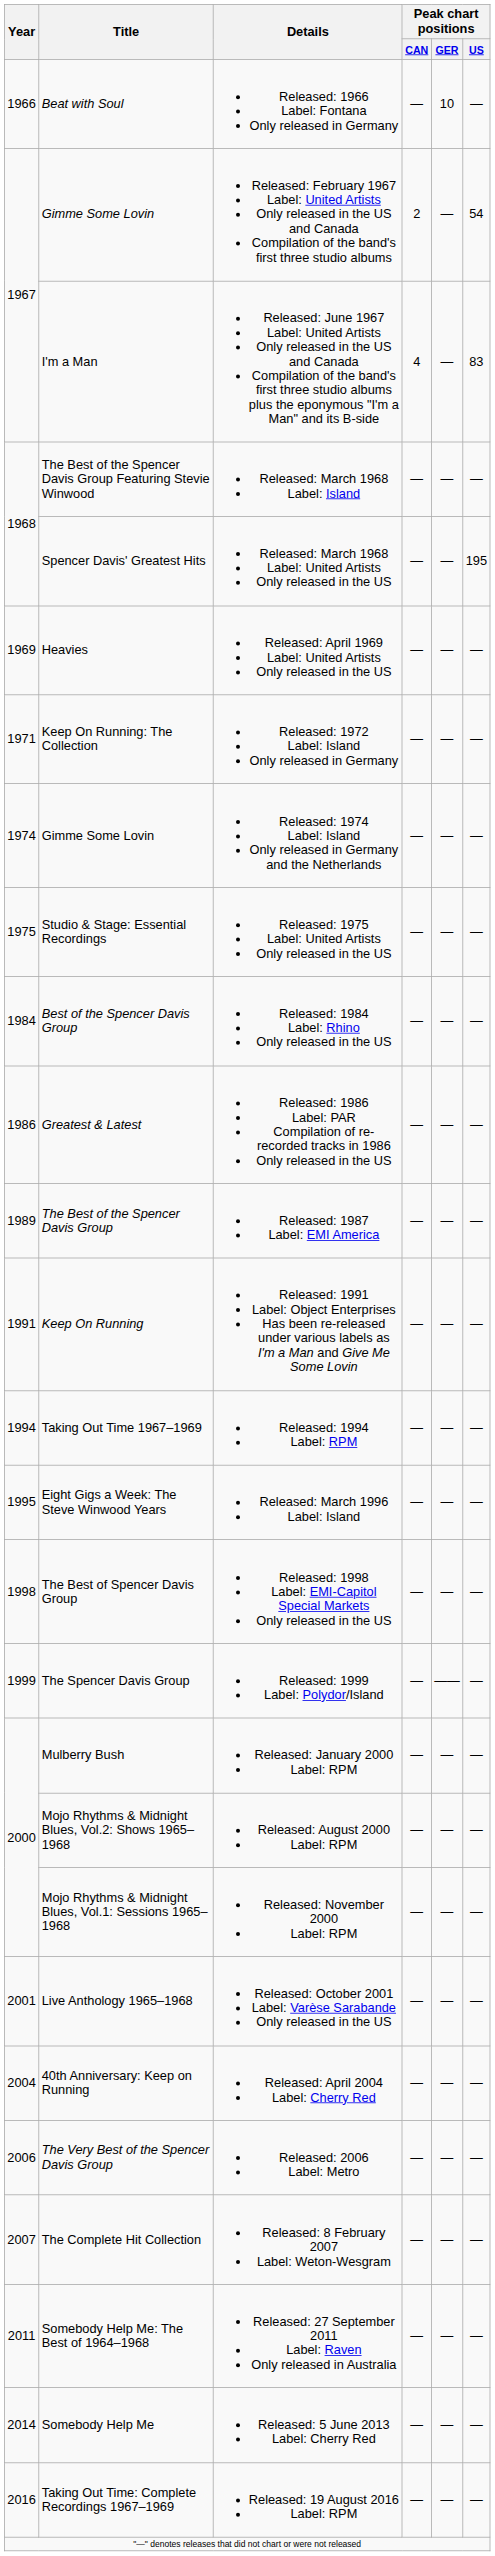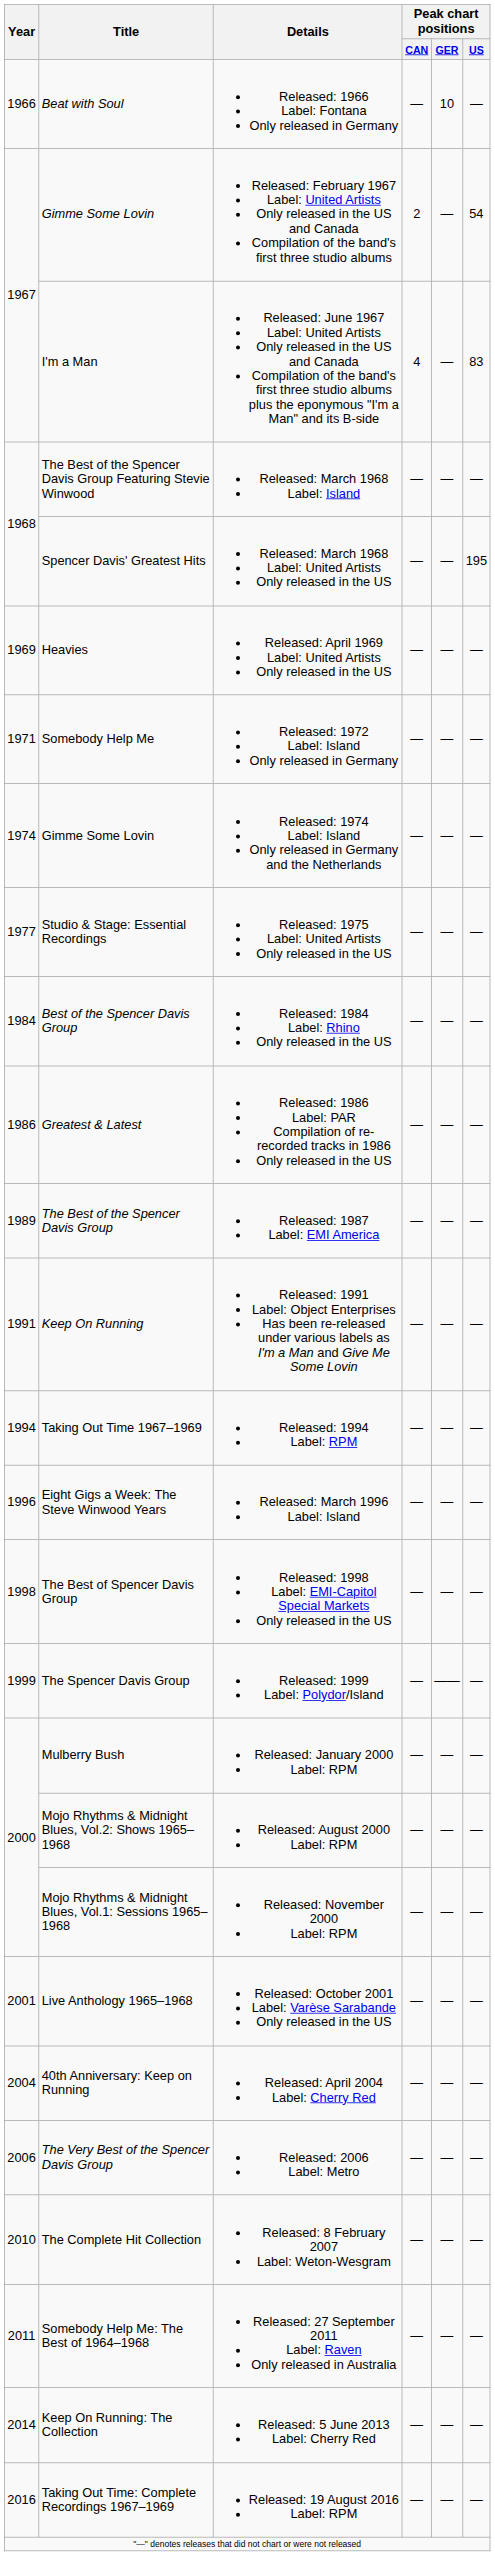(107, 739) Keep On Running: The Collection -> (98, 739) Somebody Help Me
(22, 932) 1975 -> (22, 932) 1977
(22, 1502) 1995 -> (22, 1502) 1996
(22, 2239) 2007 -> (22, 2239) 2010
(98, 2425) Somebody Help Me -> (107, 2425) Keep On Running: The Collection
